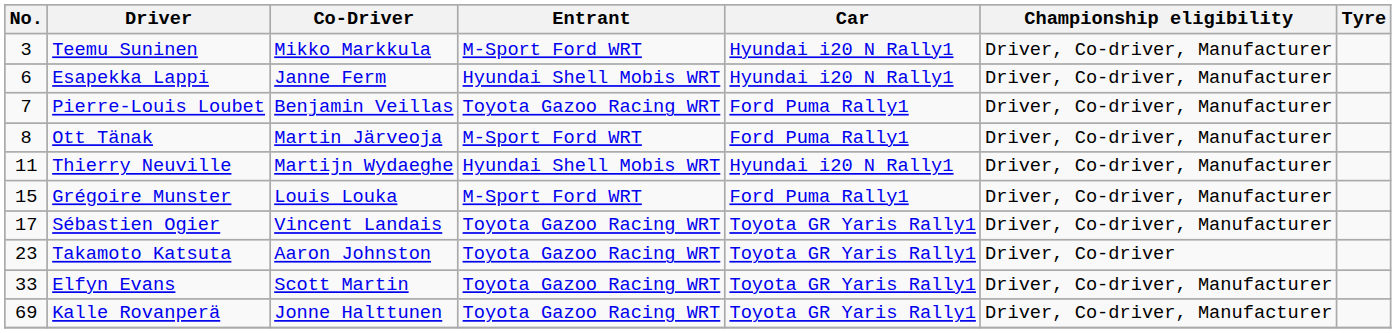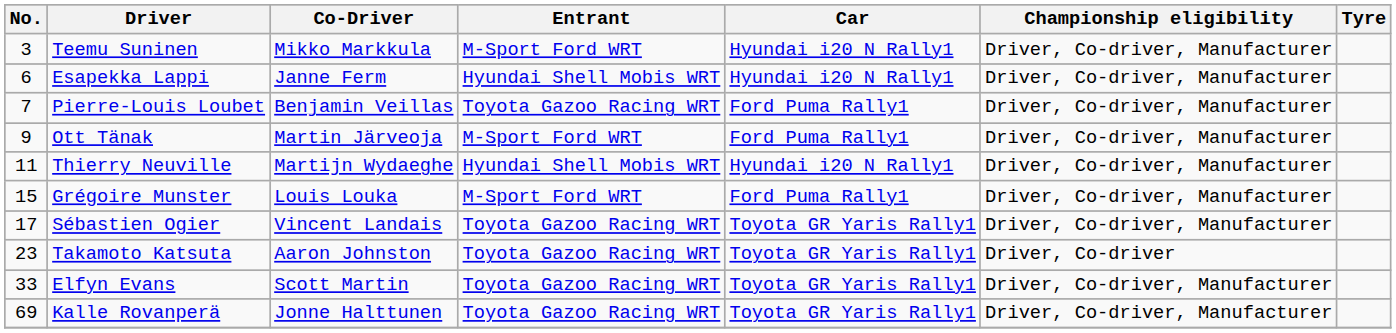(26, 137) 8 -> (26, 137) 9
